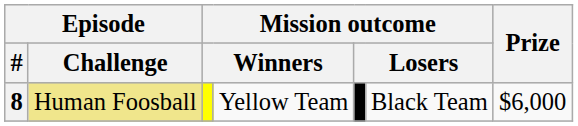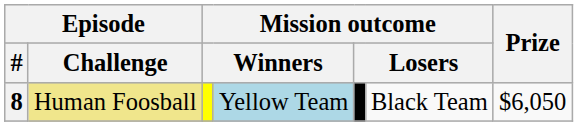(284, 101) no background -> (284, 101) lightblue background
(533, 101) $6,000 -> (533, 101) $6,050
